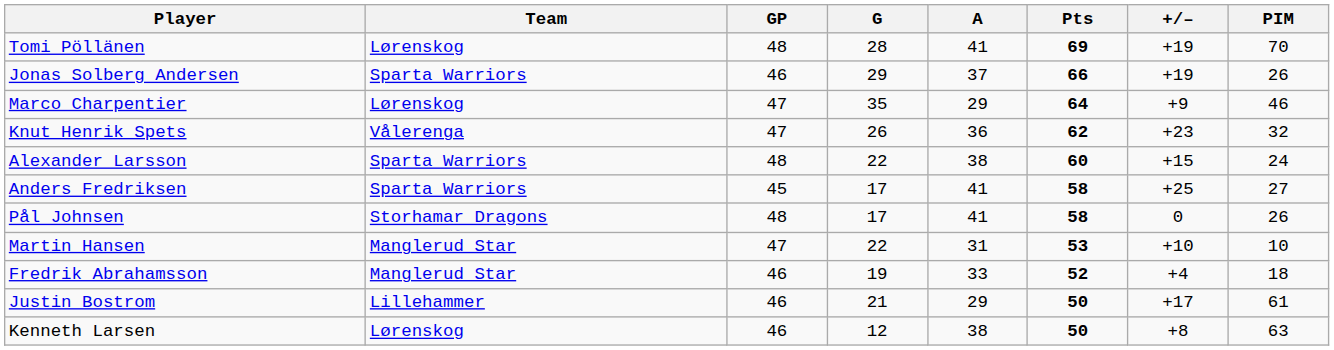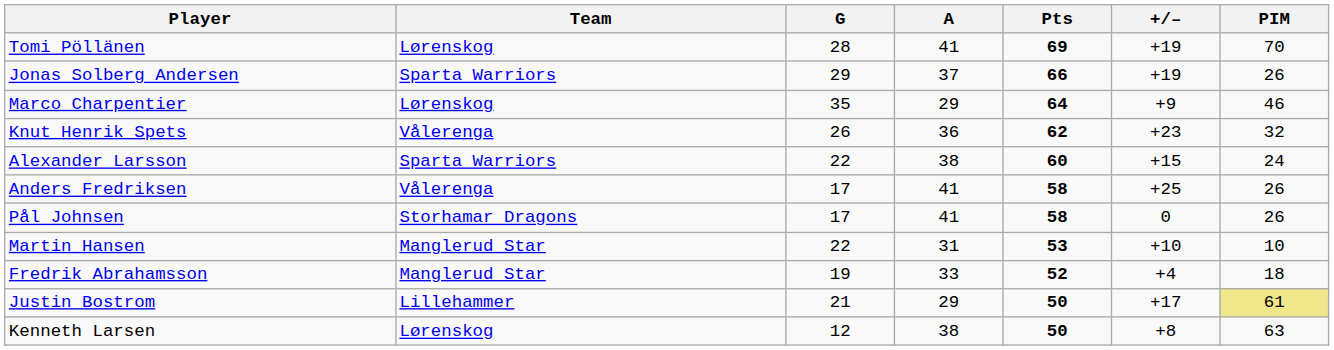- column: (777, 19)
(448, 189) Sparta Warriors -> (446, 189) Vålerenga
(1278, 189) 27 -> (1274, 189) 26
(1278, 303) no background -> (1274, 303) khaki background
